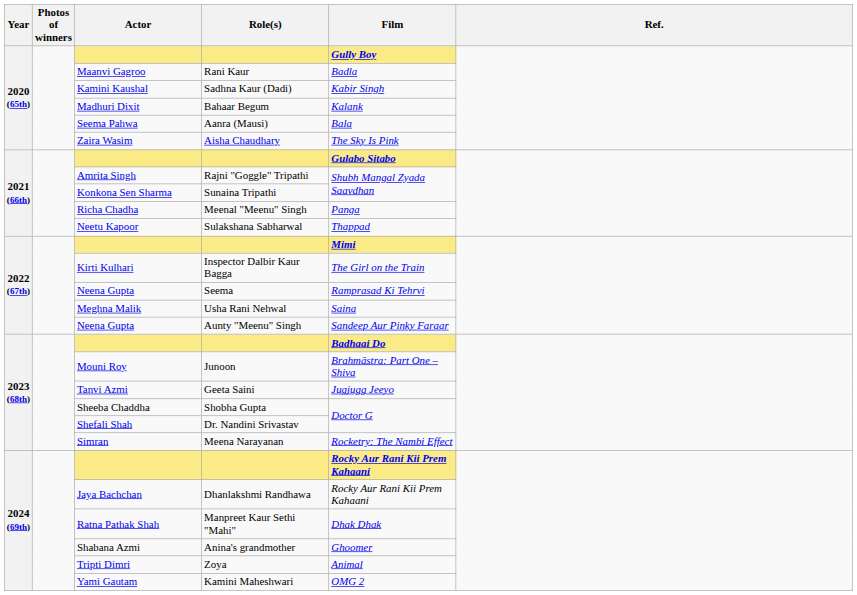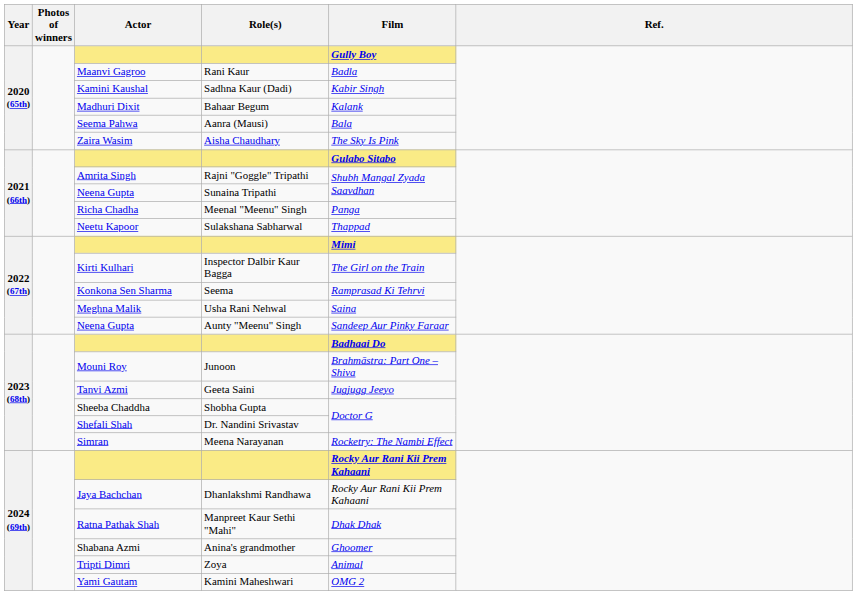(124, 192) Konkona Sen Sharma -> (105, 192) Neena Gupta
(105, 291) Neena Gupta -> (124, 291) Konkona Sen Sharma
